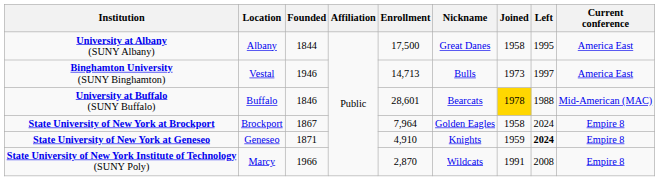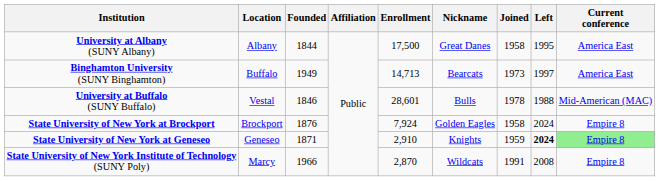(262, 73) Vestal -> (262, 73) Buffalo
(307, 73) 1946 -> (307, 73) 1949
(465, 73) Bulls -> (465, 73) Bearcats
(262, 101) Buffalo -> (262, 101) Vestal
(465, 101) Bearcats -> (465, 101) Bulls
(514, 101) gold background -> (514, 101) no background
(307, 123) 1867 -> (307, 123) 1876
(405, 123) 7,964 -> (405, 123) 7,924
(405, 139) 4,910 -> (405, 139) 2,910
(605, 139) no background -> (605, 139) lightgreen background
